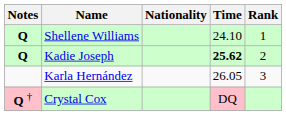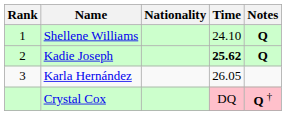columns swapped: (263, 14) <-> (23, 14)
